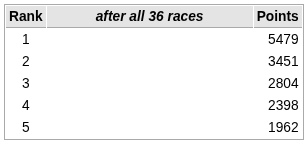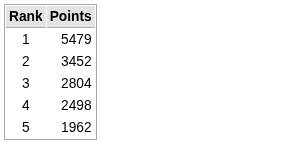- column: (150, 16)
(283, 62) 3451 -> (76, 62) 3452
(283, 106) 2398 -> (76, 106) 2498
